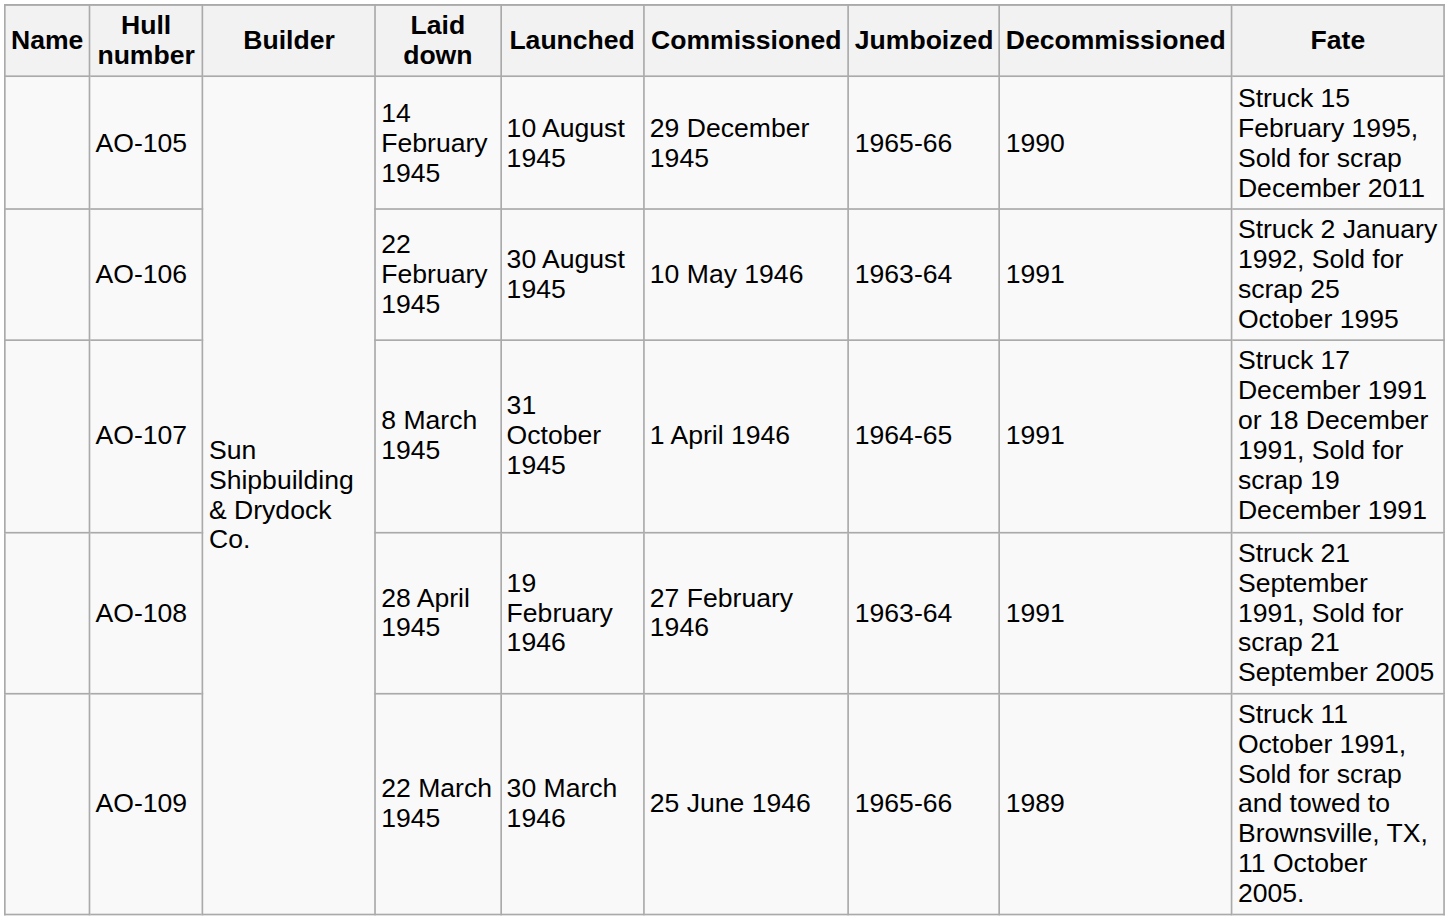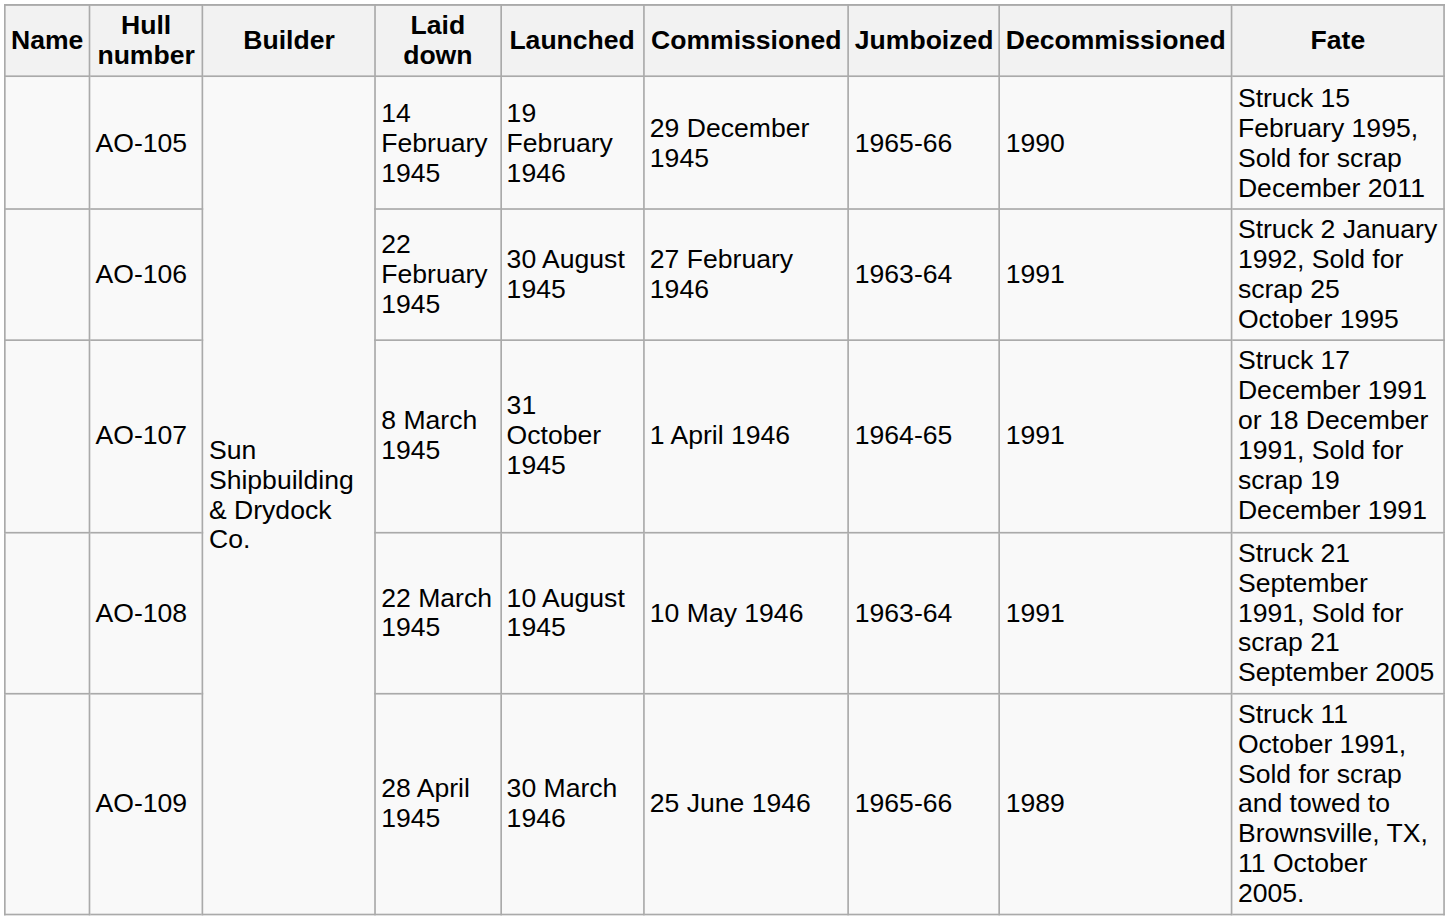(566, 142) 10 August 1945 -> (560, 142) 19 February 1946
(727, 274) 10 May 1946 -> (721, 274) 27 February 1946
(426, 612) 28 April 1945 -> (437, 612) 22 March 1945
(560, 612) 19 February 1946 -> (566, 612) 10 August 1945
(721, 612) 27 February 1946 -> (727, 612) 10 May 1946
(437, 803) 22 March 1945 -> (426, 803) 28 April 1945
